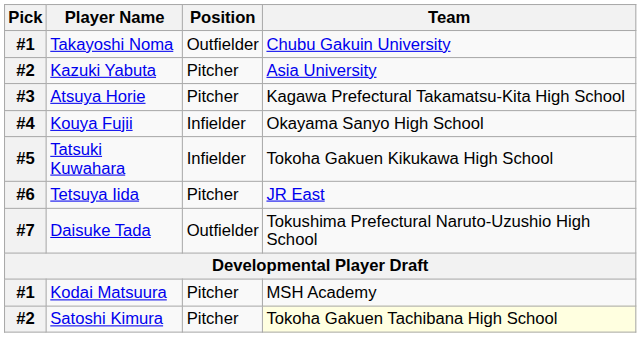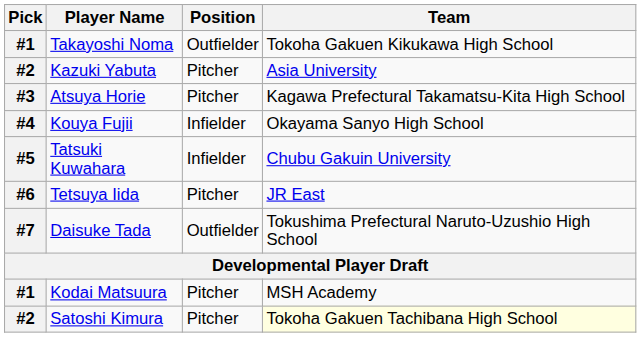(358, 44) Chubu Gakuin University -> (410, 44) Tokoha Gakuen Kikukawa High School
(410, 159) Tokoha Gakuen Kikukawa High School -> (358, 159) Chubu Gakuin University
